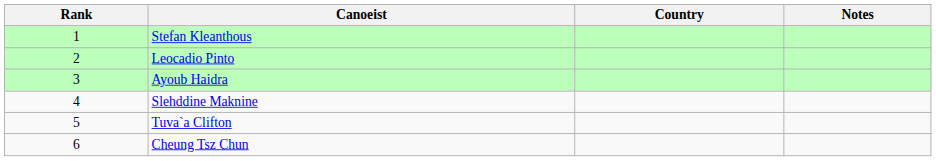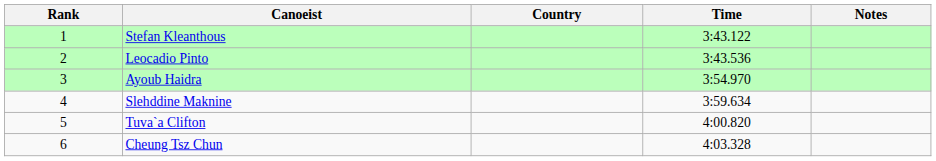+ column: (727, 15)
